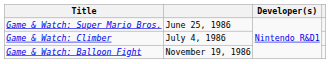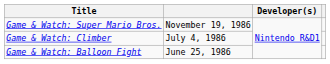(198, 25) June 25, 1986 -> (208, 25) November 19, 1986
(208, 52) November 19, 1986 -> (198, 52) June 25, 1986
